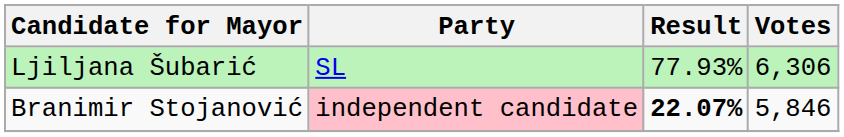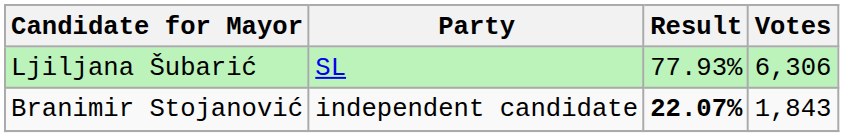(477, 109) pink background -> (477, 109) no background
(793, 109) 5,846 -> (793, 109) 1,843
